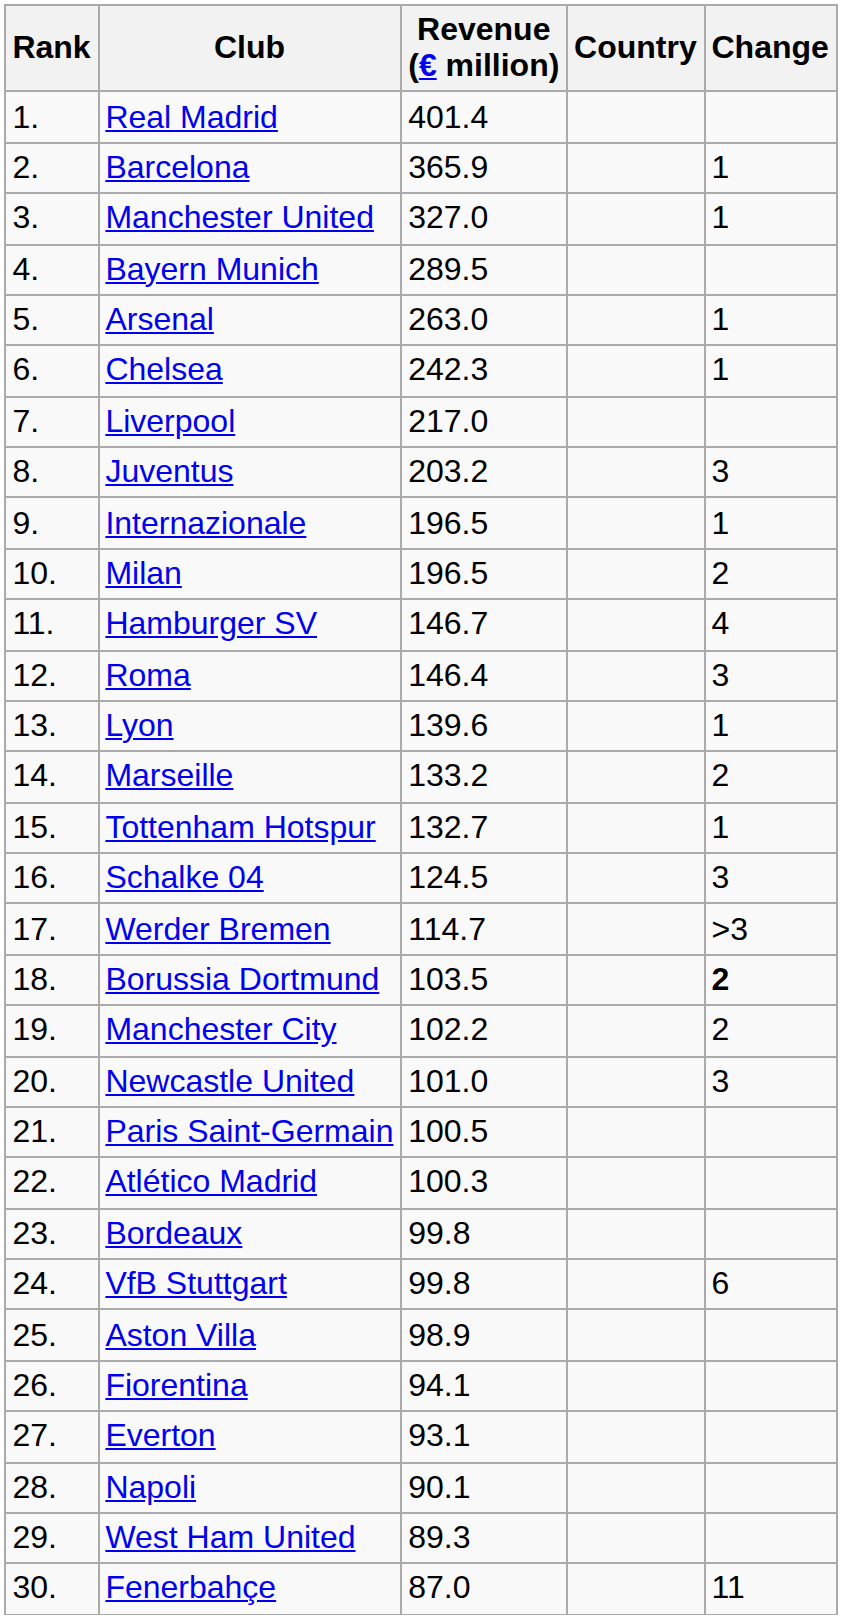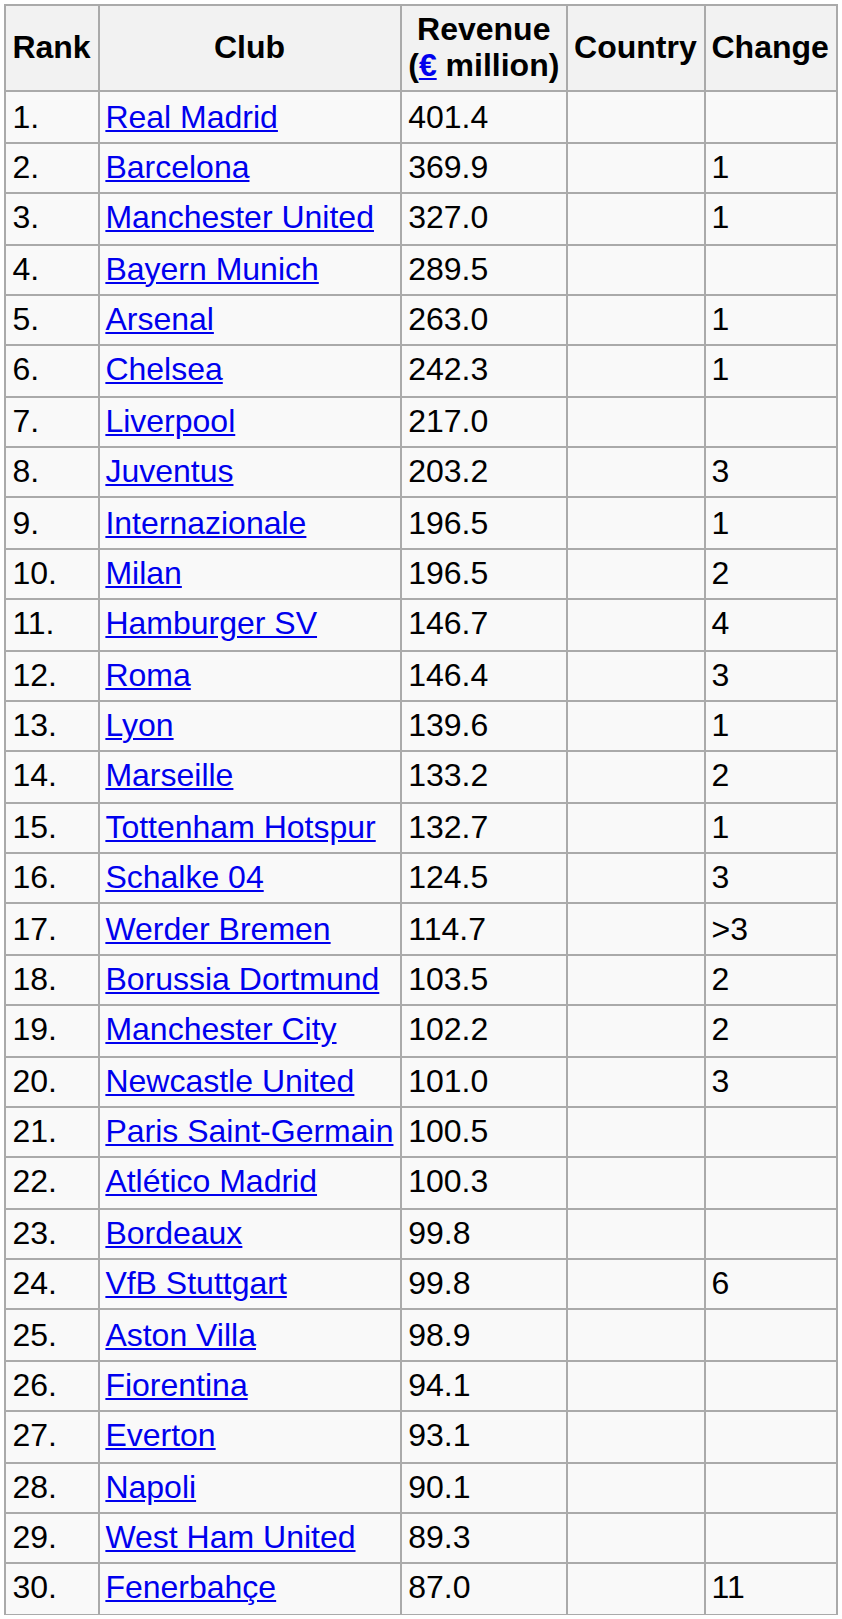(448, 167) 365.9 -> (448, 167) 369.9
(720, 979) bold -> (720, 979) normal
